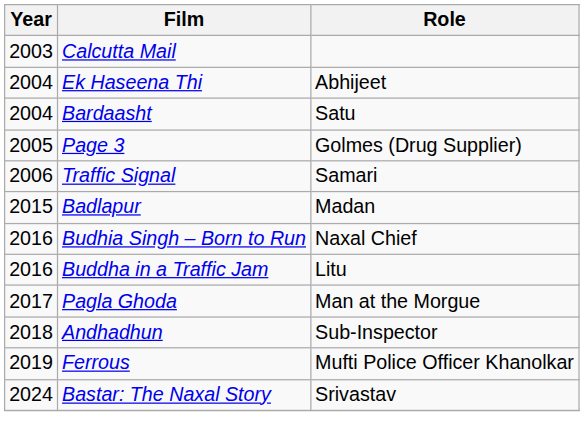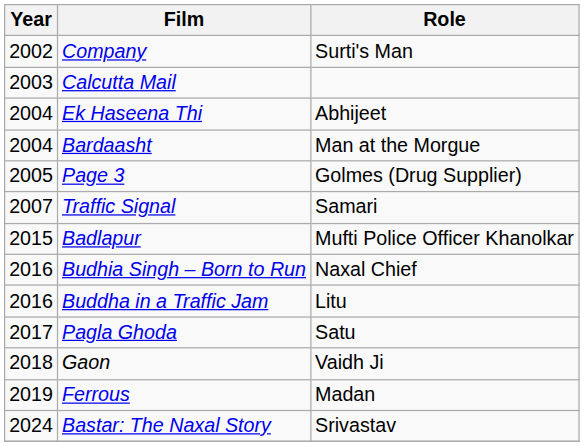+ row: (104, 51)
(335, 113) Satu -> (398, 144) Man at the Morgue
(31, 176) 2006 -> (31, 207) 2007
(345, 207) Madan -> (444, 238) Mufti Police Officer Khanolkar
(398, 301) Man at the Morgue -> (335, 332) Satu
- row: (112, 332)
+ row: (86, 363)
(444, 363) Mufti Police Officer Khanolkar -> (345, 394) Madan
